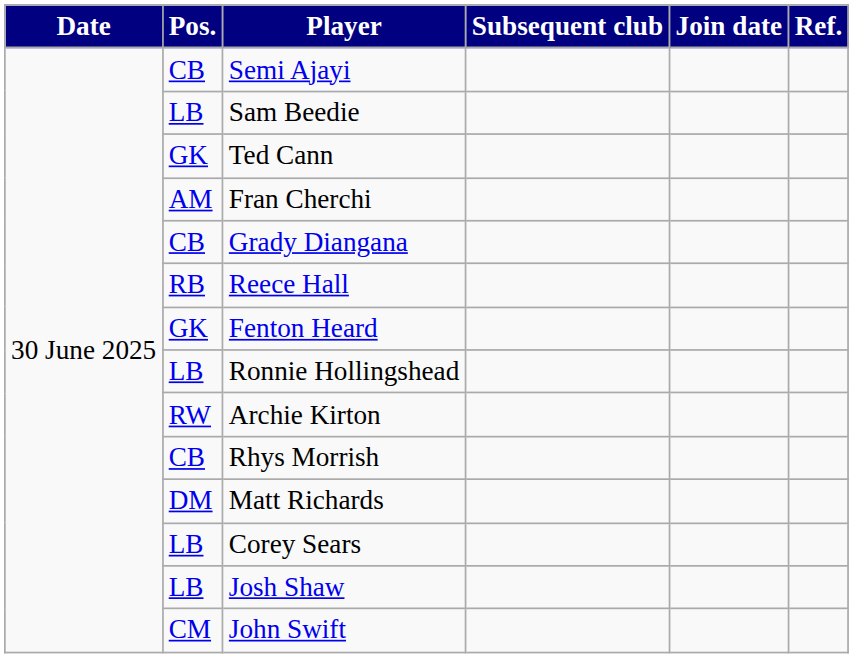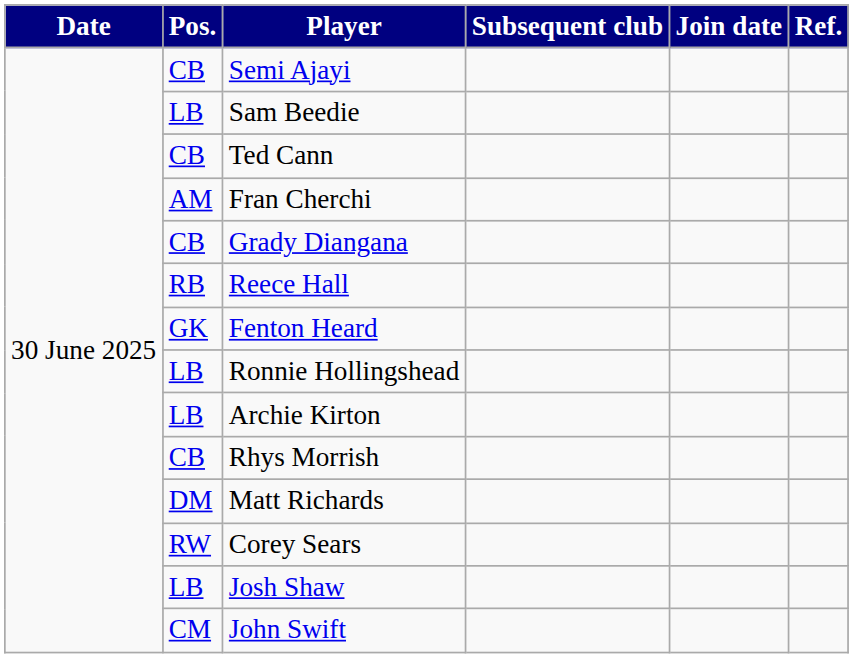(188, 155) GK -> (187, 155) CB
(190, 414) RW -> (186, 414) LB
(186, 543) LB -> (190, 543) RW
